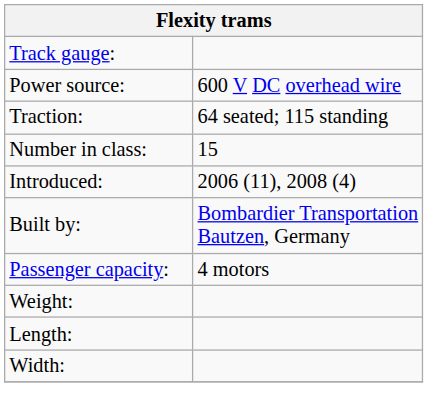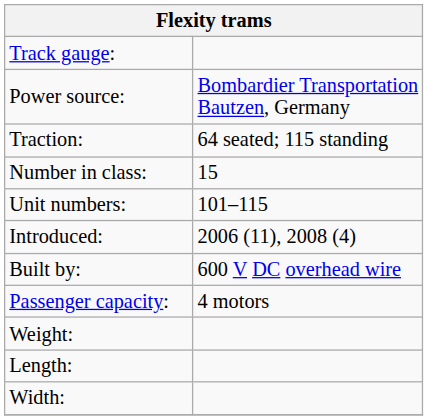(299, 85) 600 V DC overhead wire -> (308, 96) Bombardier Transportation Bautzen, Germany
+ row: (68, 204)
(308, 225) Bombardier Transportation Bautzen, Germany -> (299, 269) 600 V DC overhead wire
